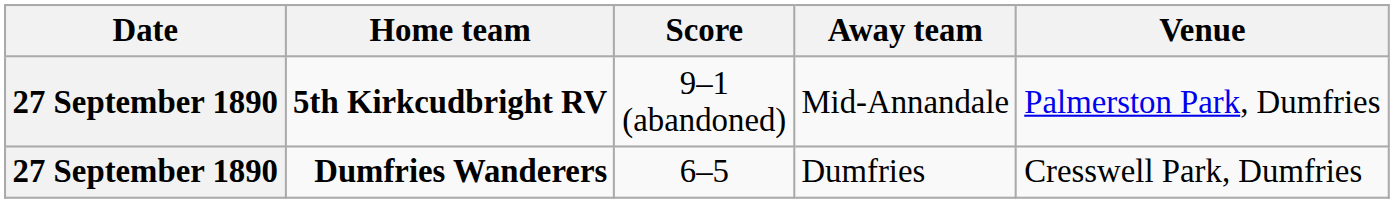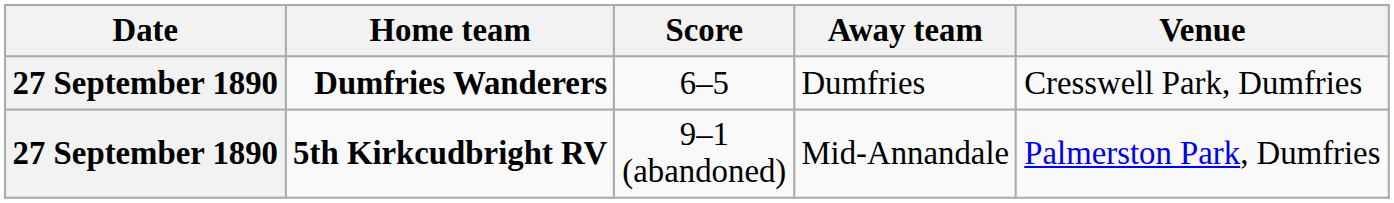rows swapped: (450, 100) <-> (461, 171)
